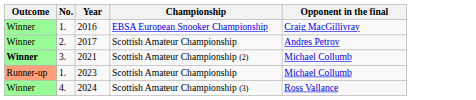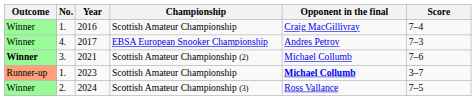+ column: (439, 12)
(190, 27) EBSA European Snooker Championship -> (174, 27) Scottish Amateur Championship
(63, 42) 2. -> (63, 42) 4.
(174, 42) Scottish Amateur Championship -> (190, 42) EBSA European Snooker Championship
(318, 73) normal -> (320, 73) bold
(63, 88) 4. -> (63, 88) 2.
